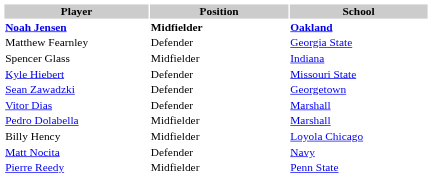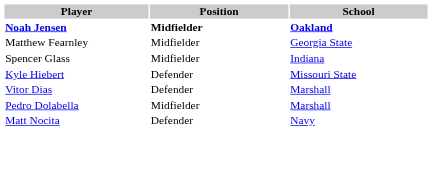(172, 42) Defender -> (175, 42) Midfielder
- row: (40, 89)
- row: (33, 136)
- row: (35, 167)
